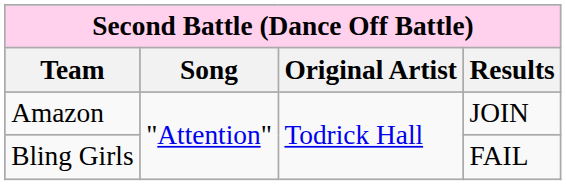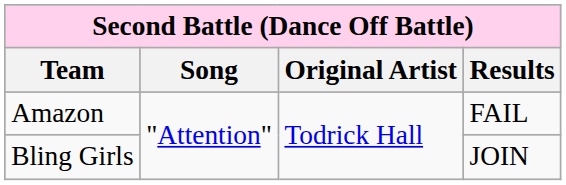(499, 112) JOIN -> (499, 112) FAIL
(499, 156) FAIL -> (499, 156) JOIN
